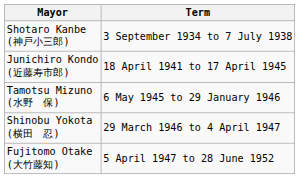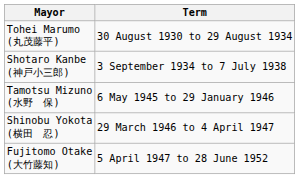+ row: (43, 35)
- row: (53, 66)
